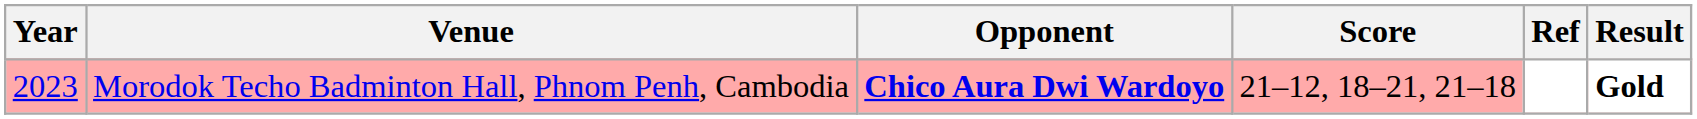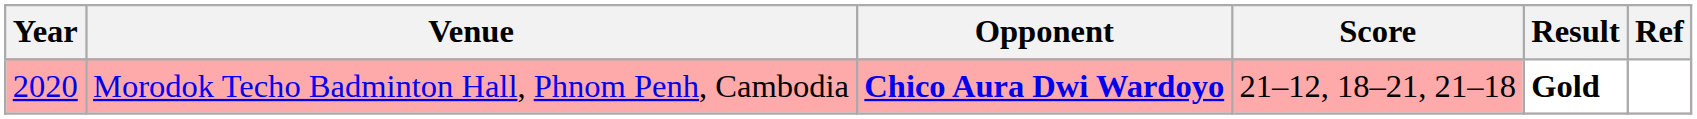columns swapped: (1639, 31) <-> (1556, 31)
(45, 85) 2023 -> (45, 85) 2020
